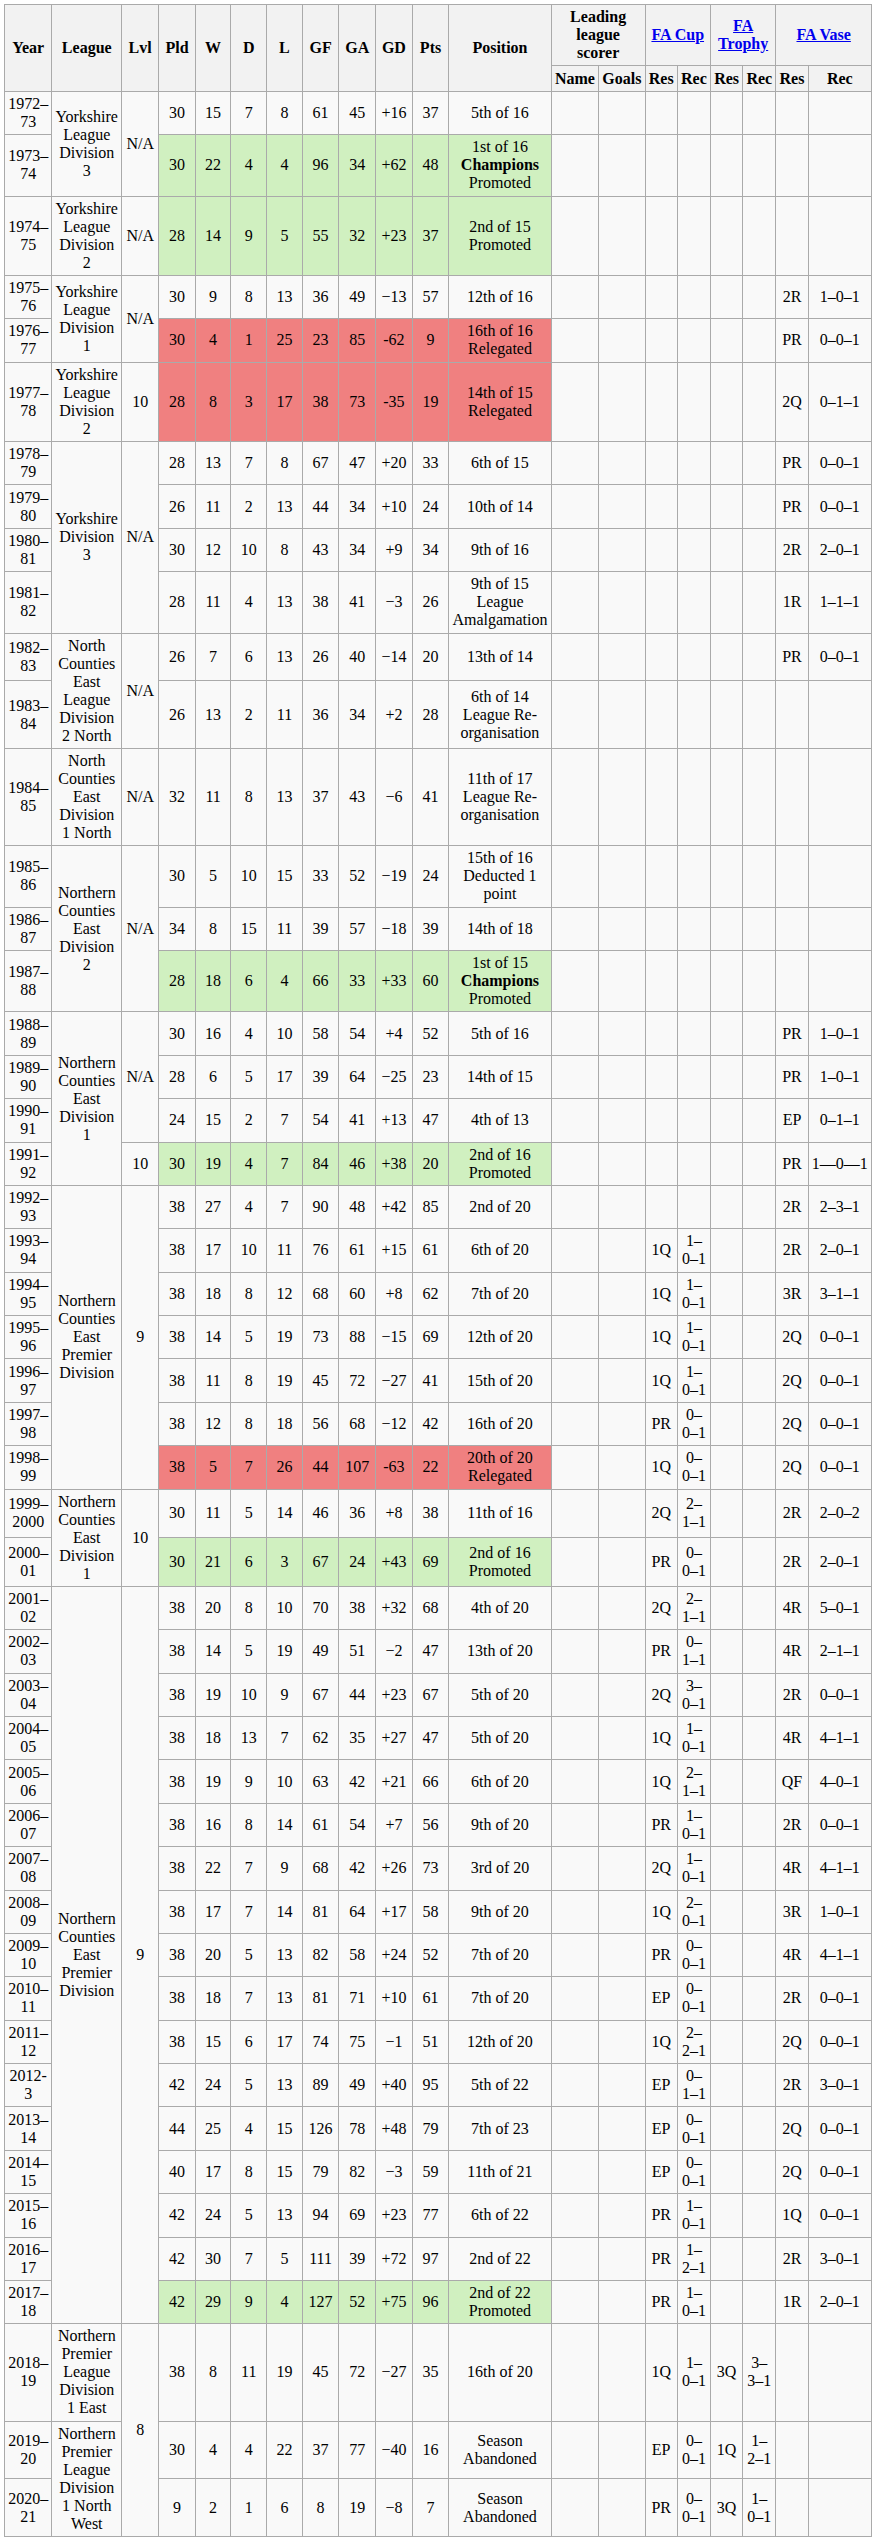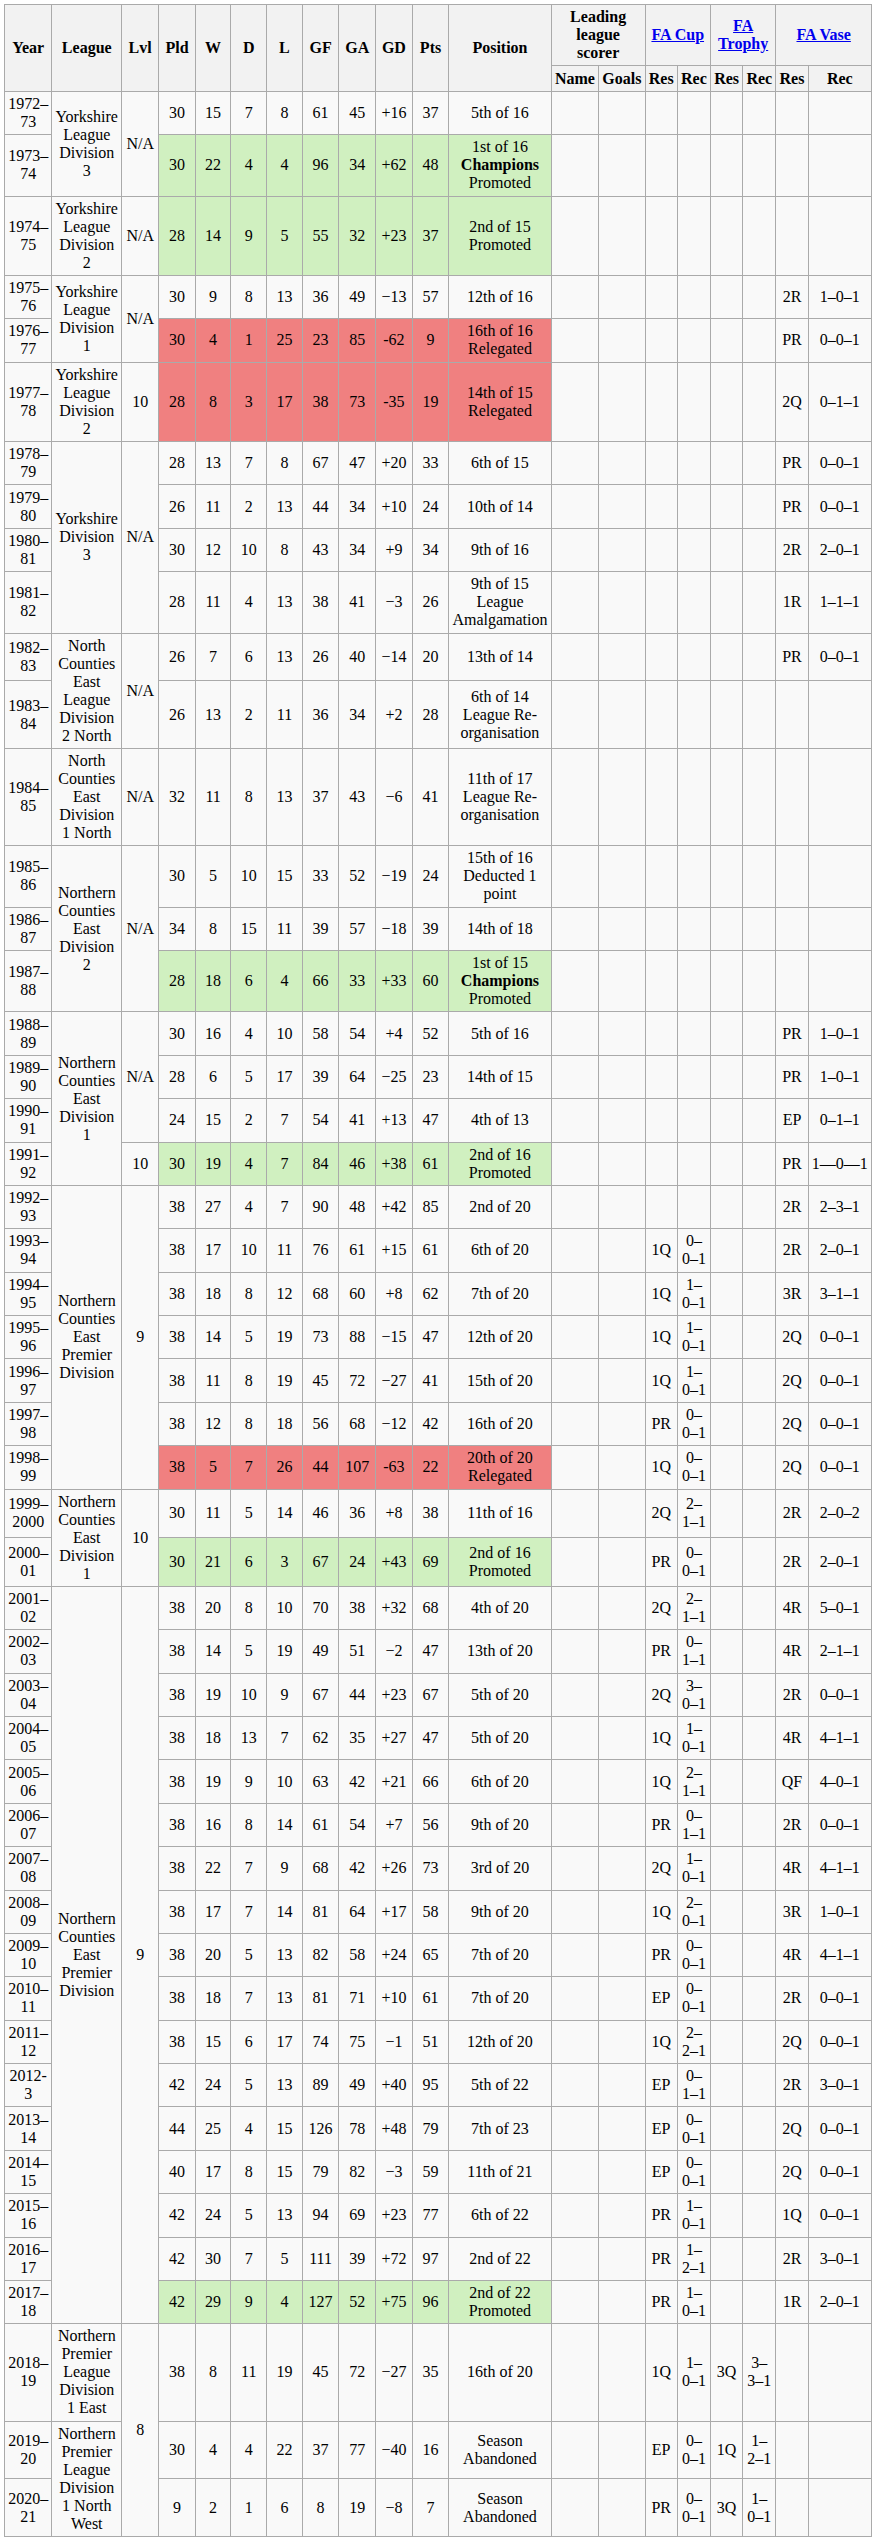(431, 1163) 20 -> (431, 1163) 61
(694, 1250) 1–0–1 -> (694, 1250) 0–0–1
(431, 1337) 69 -> (431, 1337) 47
(694, 1824) 1–0–1 -> (694, 1824) 0–1–1
(431, 1955) 52 -> (431, 1955) 65
